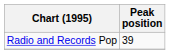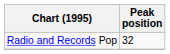(128, 40) 39 -> (128, 40) 32
